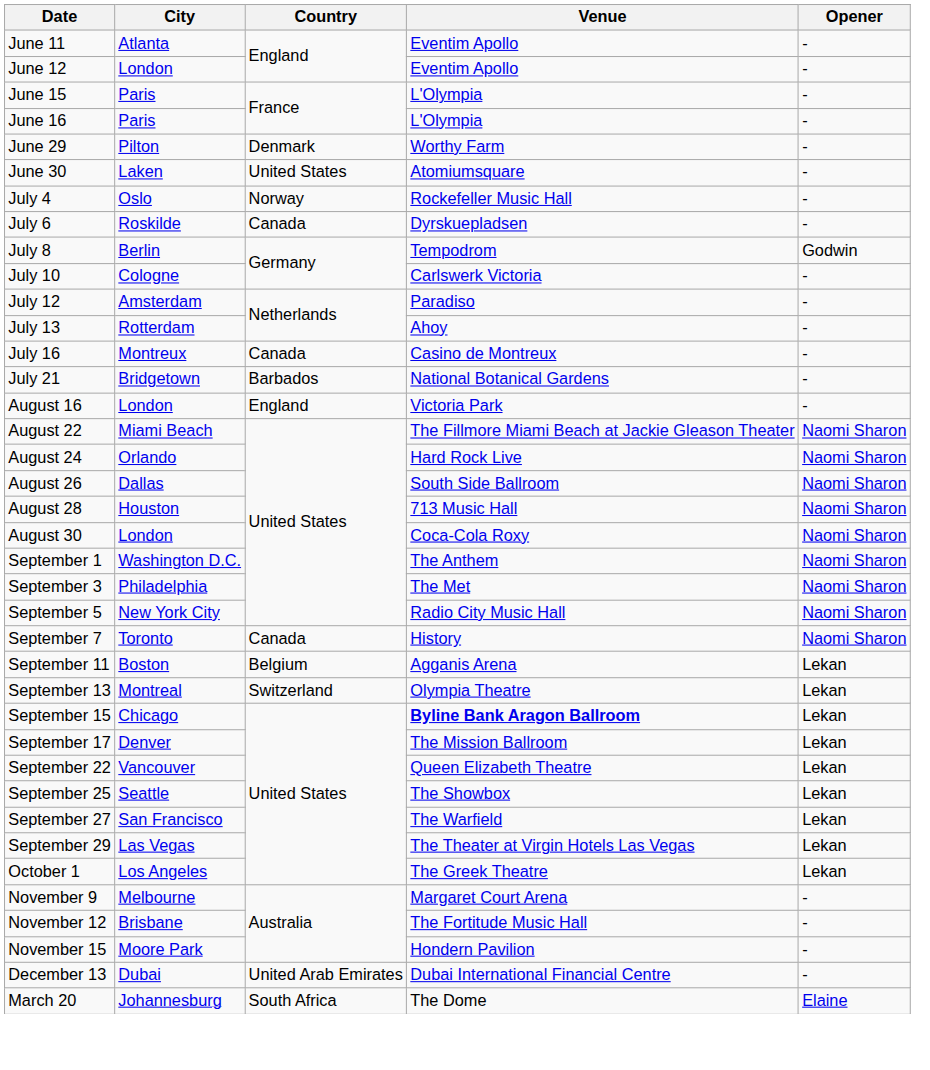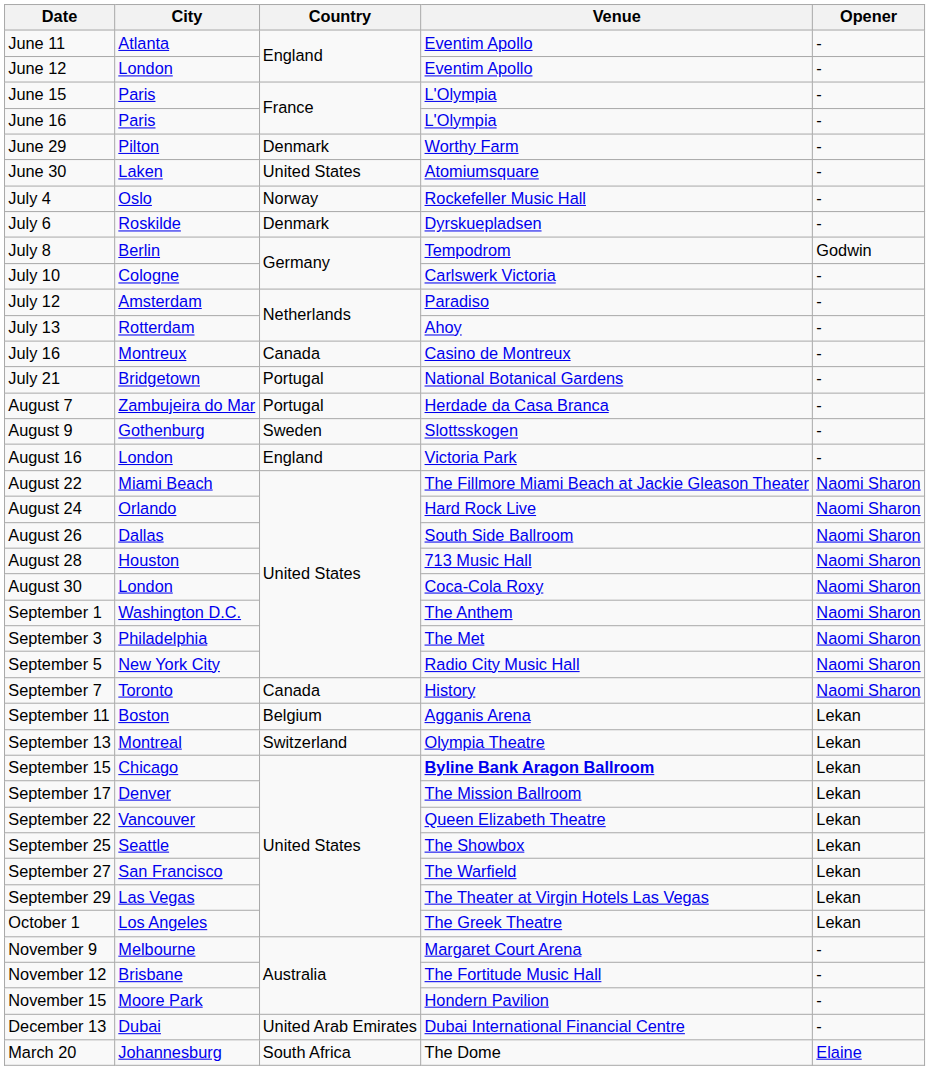(277, 224) Canada -> (296, 224) Denmark
(284, 379) Barbados -> (293, 379) Portugal
+ row: (40, 405)
+ row: (40, 431)
